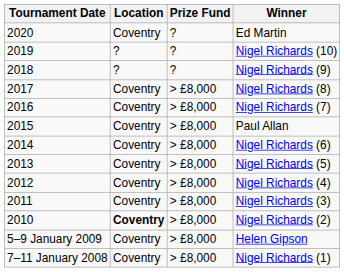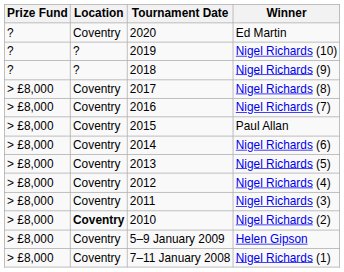columns swapped: (57, 13) <-> (200, 13)
